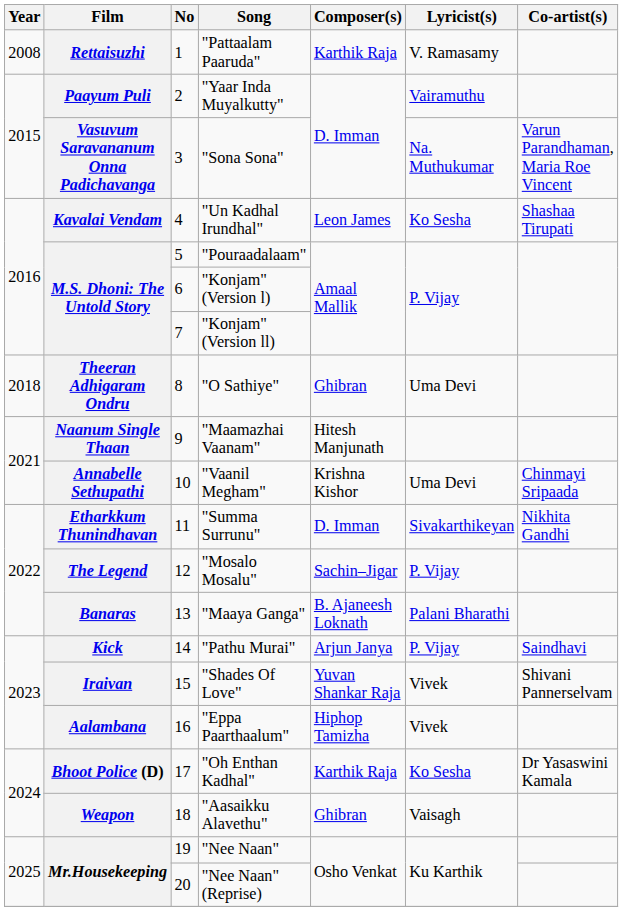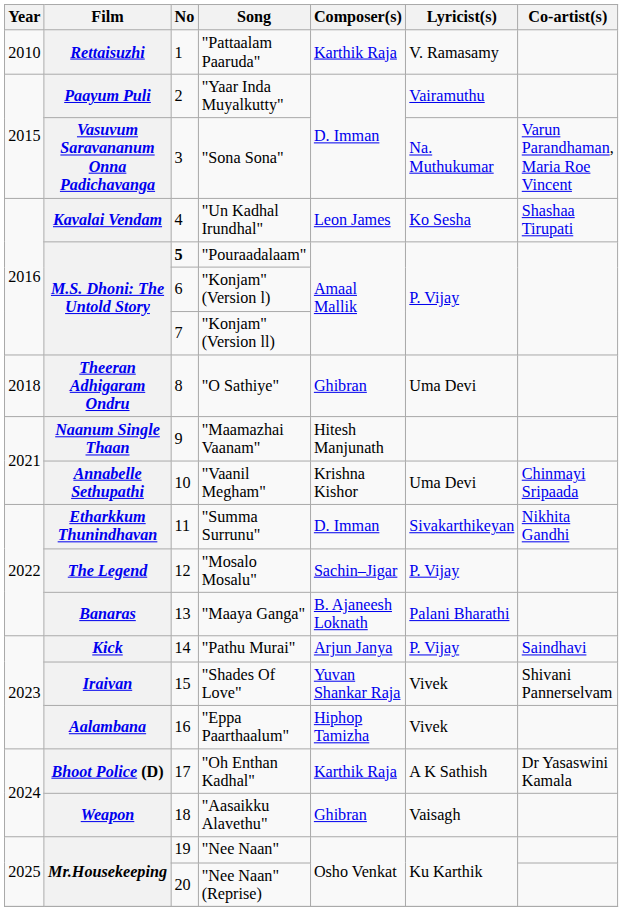(24, 52) 2008 -> (24, 52) 2010
(179, 254) normal -> (179, 254) bold
(440, 771) Ko Sesha -> (448, 771) A K Sathish
